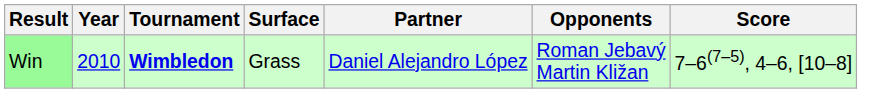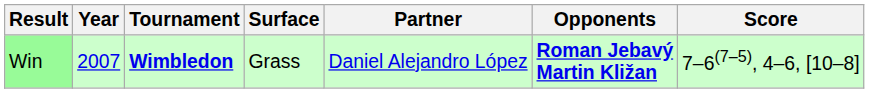(99, 61) 2010 -> (99, 61) 2007
(601, 61) normal -> (605, 61) bold
